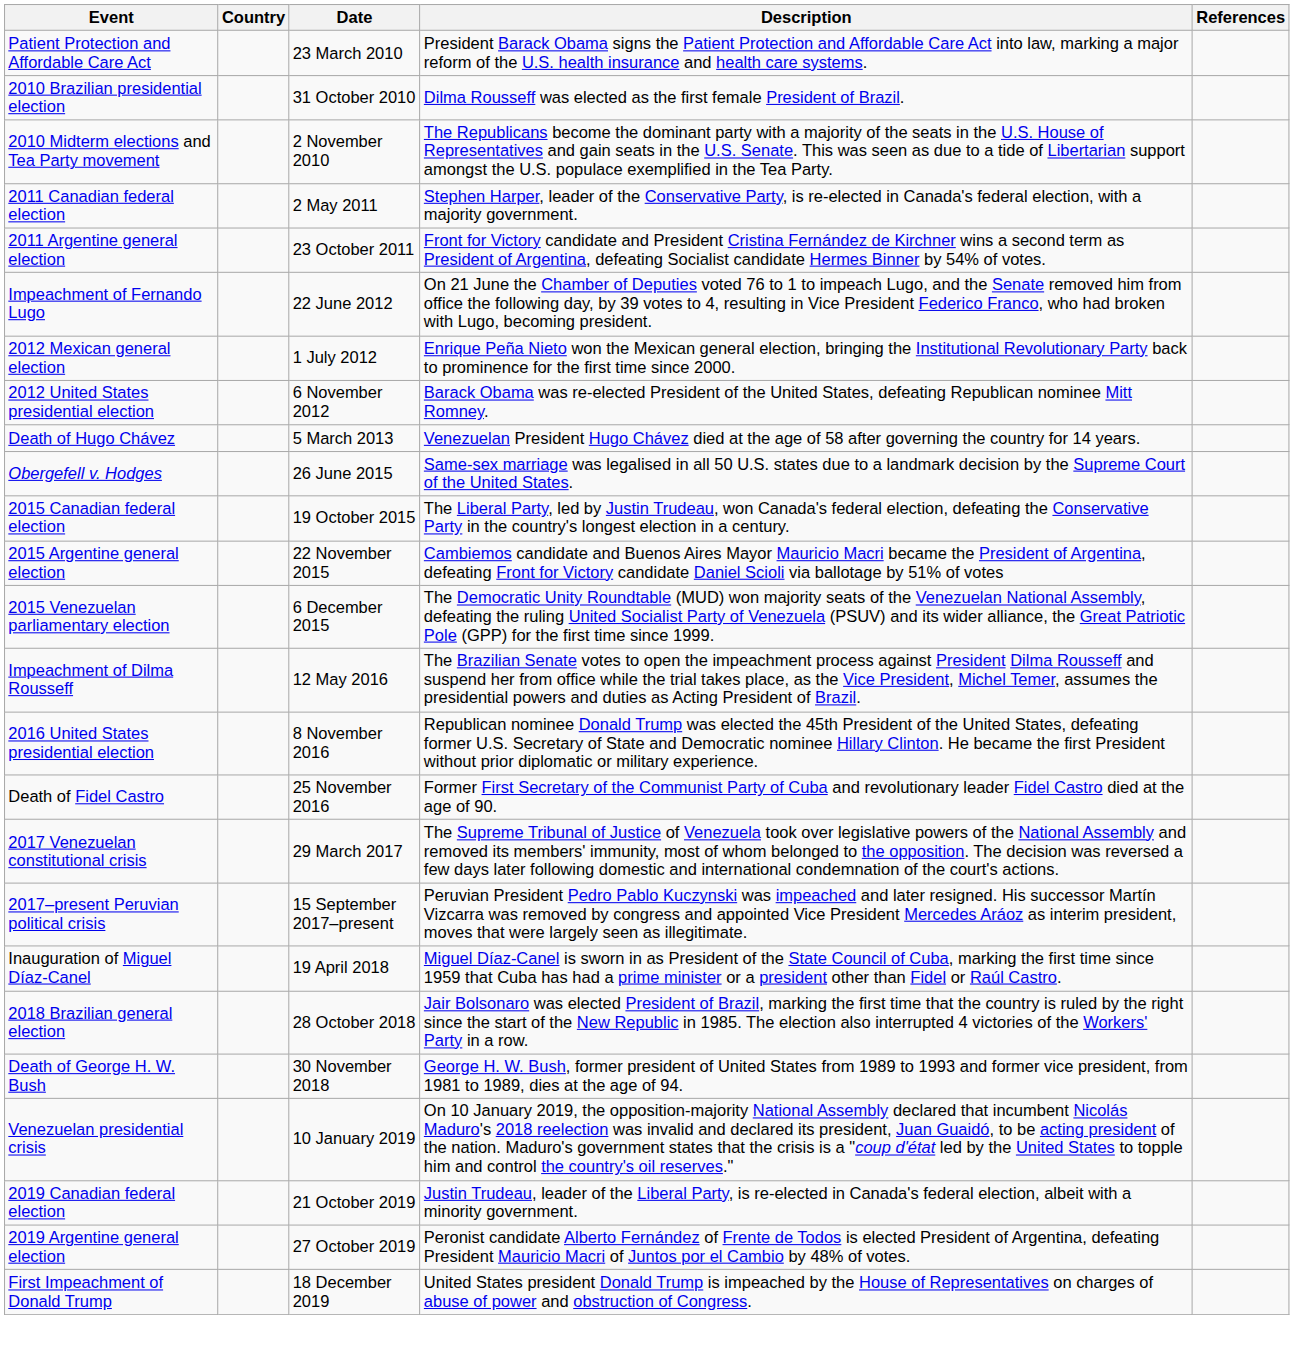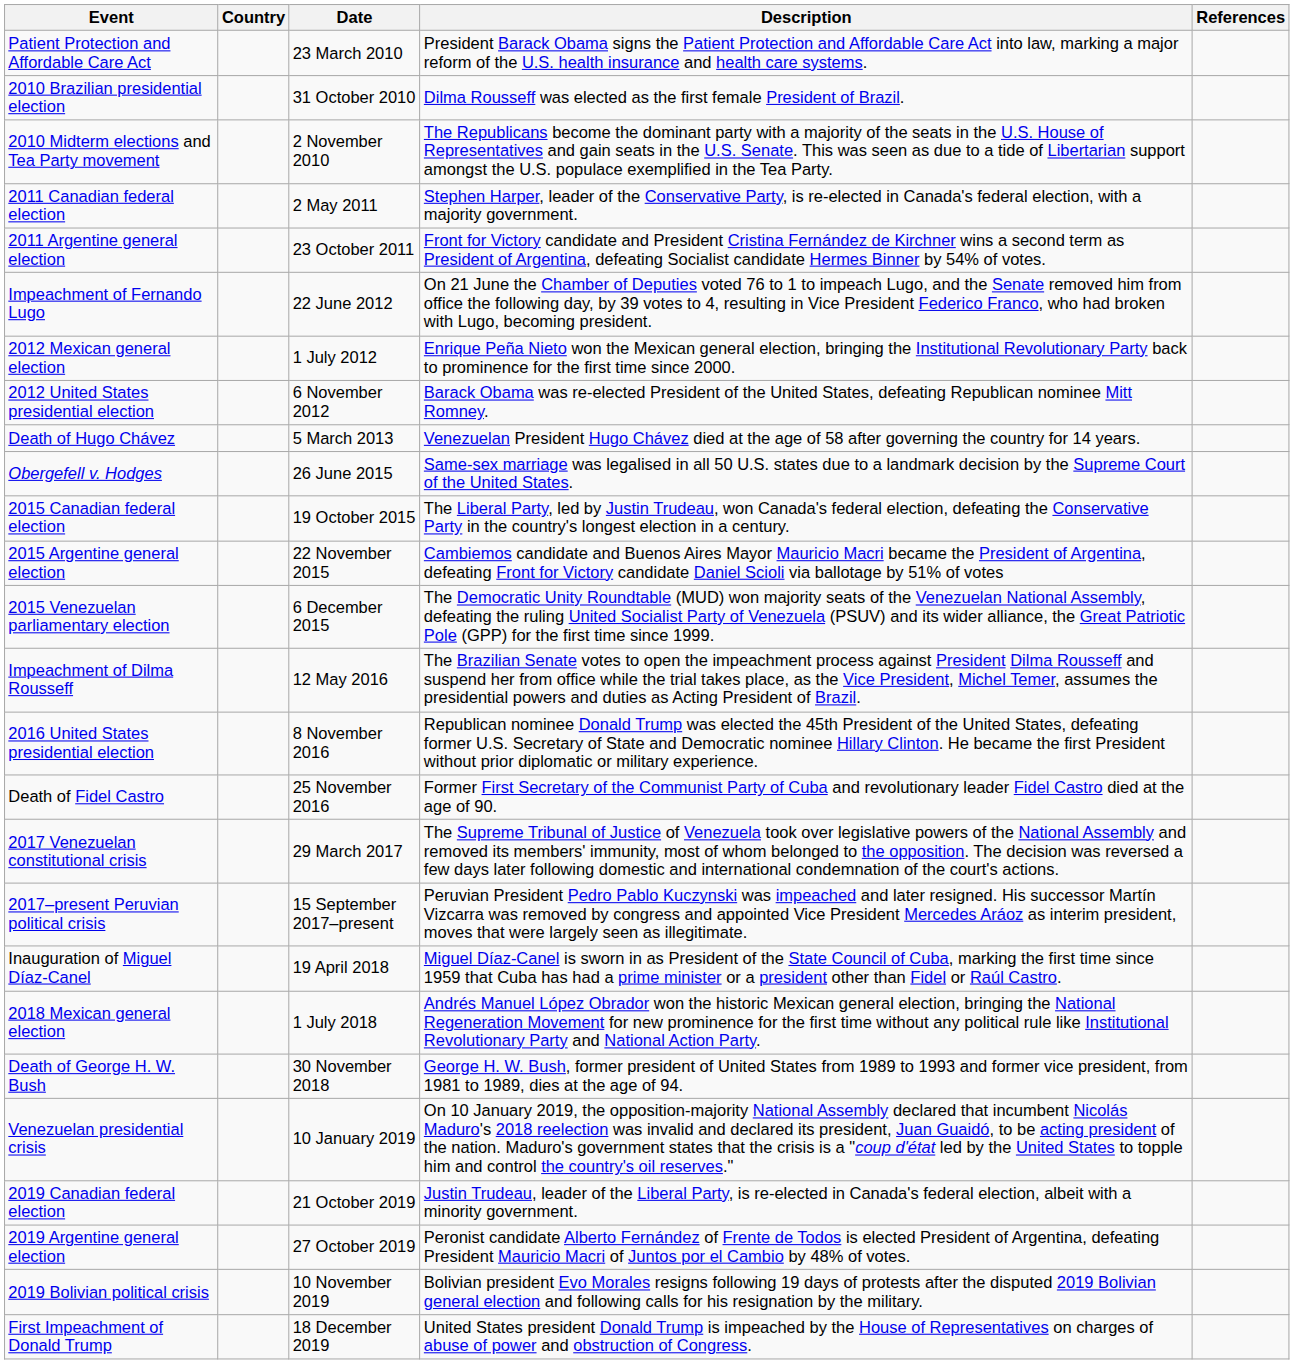+ row: (89, 1022)
- row: (90, 1022)
+ row: (109, 1292)
